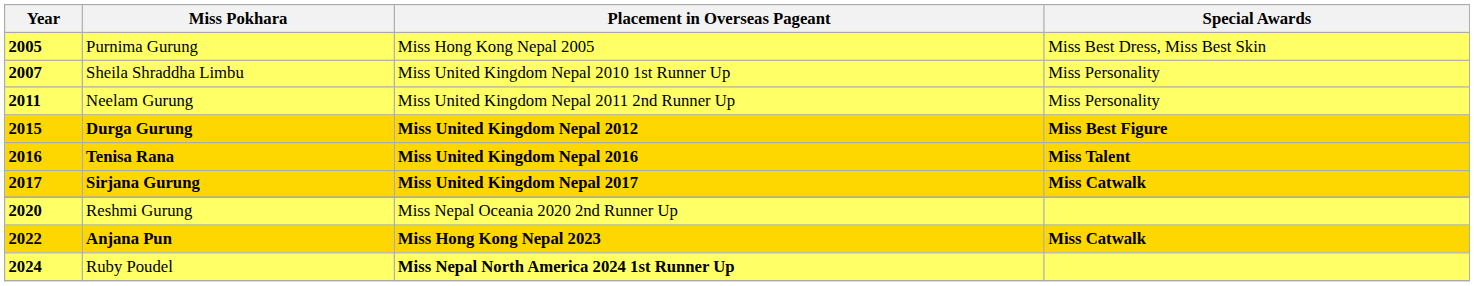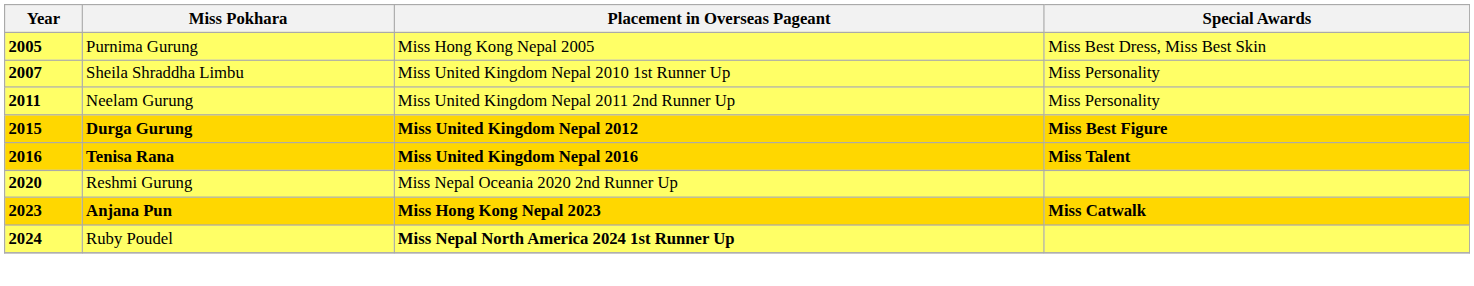- row: (143, 183)
(25, 239) 2022 -> (25, 211) 2023
